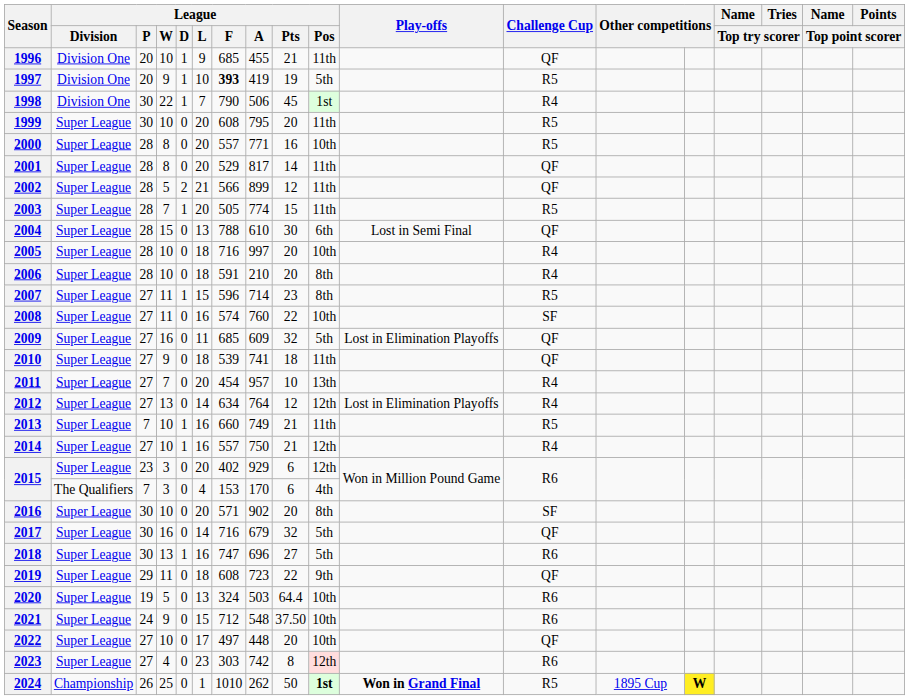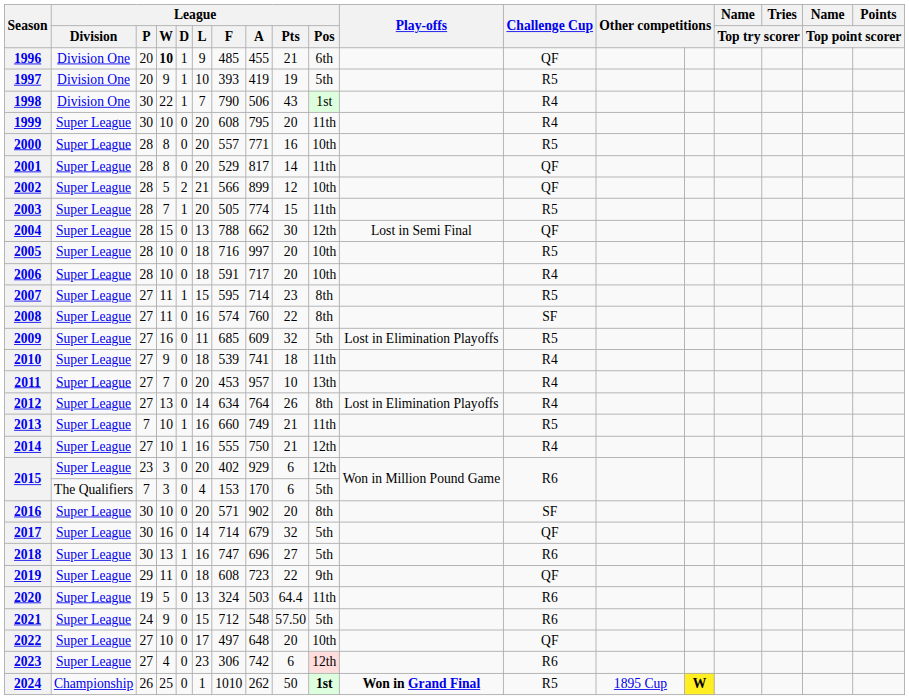(166, 58) normal -> (166, 58) bold
(229, 58) 685 -> (229, 58) 485
(324, 58) 11th -> (324, 58) 6th
(229, 79) bold -> (229, 79) normal
(291, 101) 45 -> (291, 101) 43
(550, 123) R5 -> (550, 123) R4
(324, 187) 11th -> (324, 187) 10th
(259, 230) 610 -> (259, 230) 662
(324, 230) 6th -> (324, 230) 12th
(550, 252) R4 -> (550, 252) R5
(259, 274) 210 -> (259, 274) 717
(324, 274) 8th -> (324, 274) 10th
(229, 295) 596 -> (229, 295) 595
(324, 317) 10th -> (324, 317) 8th
(550, 338) QF -> (550, 338) R5
(550, 360) QF -> (550, 360) R4
(229, 381) 454 -> (229, 381) 453
(291, 403) 12 -> (291, 403) 26
(324, 403) 12th -> (324, 403) 8th
(229, 446) 557 -> (229, 446) 555
(324, 489) 4th -> (324, 489) 5th
(229, 532) 716 -> (229, 532) 714
(324, 597) 10th -> (324, 597) 11th
(291, 619) 37.50 -> (291, 619) 57.50
(324, 619) 10th -> (324, 619) 5th
(259, 640) 448 -> (259, 640) 648
(229, 662) 303 -> (229, 662) 306
(291, 662) 8 -> (291, 662) 6
